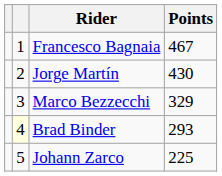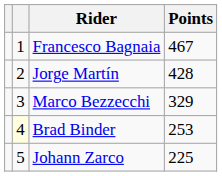(181, 74) 430 -> (181, 74) 428
(181, 129) 293 -> (181, 129) 253
